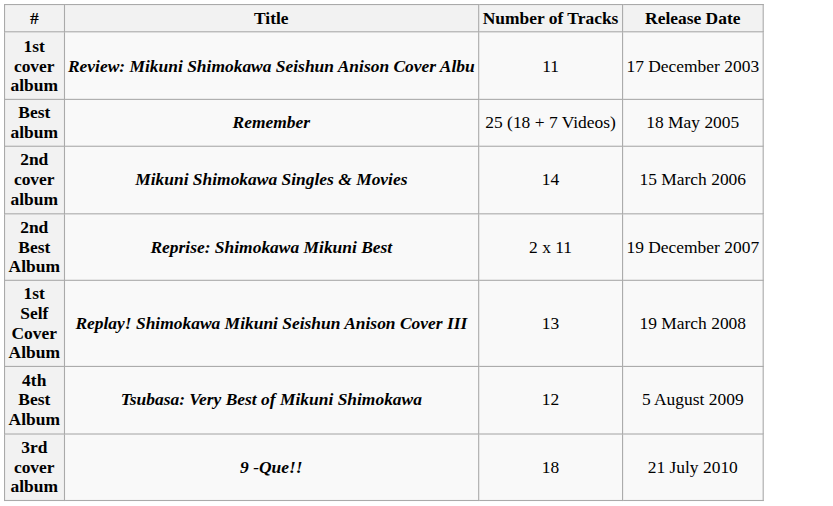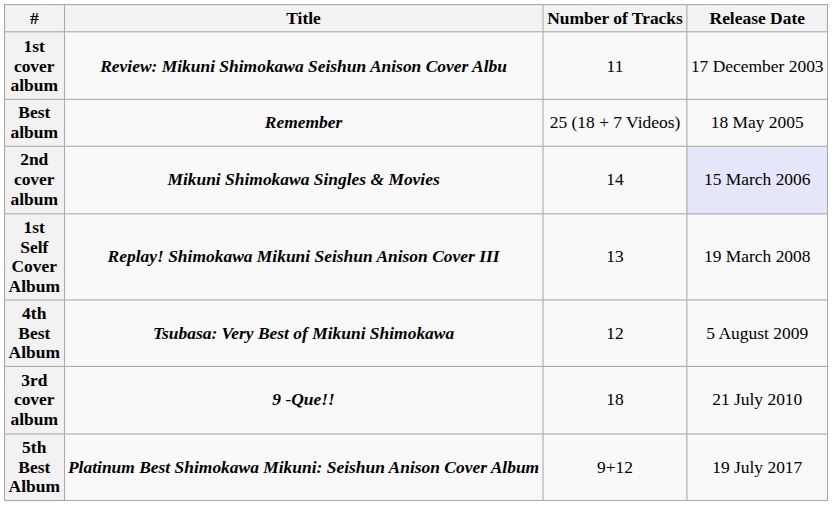(693, 179) no background -> (757, 179) lavender background
- row: (34, 246)
+ row: (34, 467)
